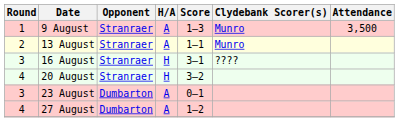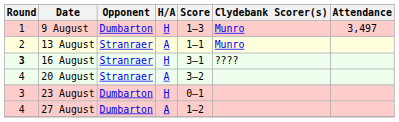(126, 29) Stranraer -> (126, 29) Dumbarton
(167, 29) A -> (167, 29) H
(362, 29) 3,500 -> (362, 29) 3,497
(22, 61) normal -> (22, 61) bold
(167, 77) H -> (167, 77) A
(167, 93) A -> (167, 93) H
